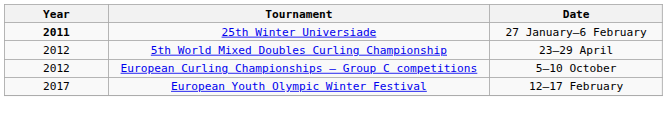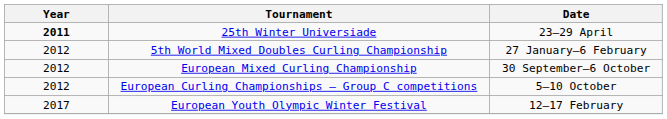(576, 32) 27 January–6 February -> (576, 32) 23–29 April
(576, 50) 23–29 April -> (576, 50) 27 January–6 February
+ row: (299, 68)
